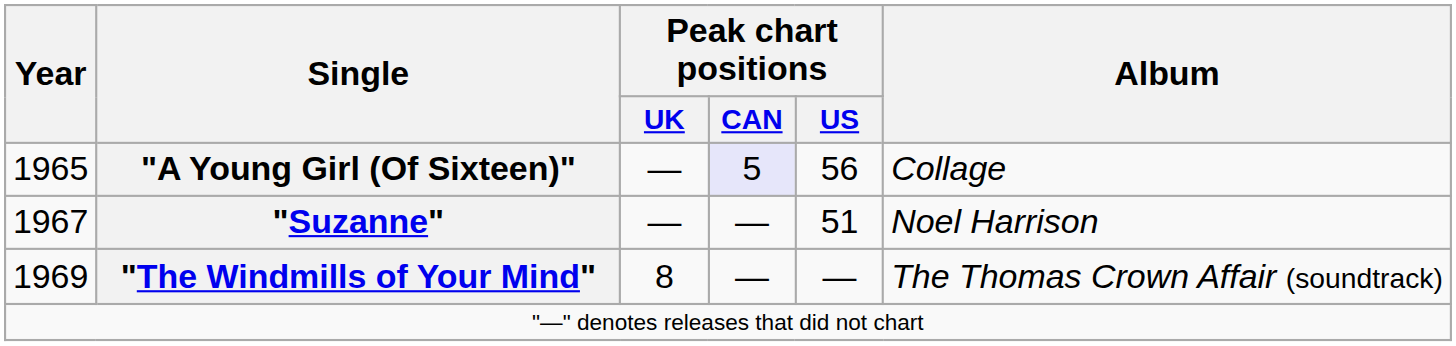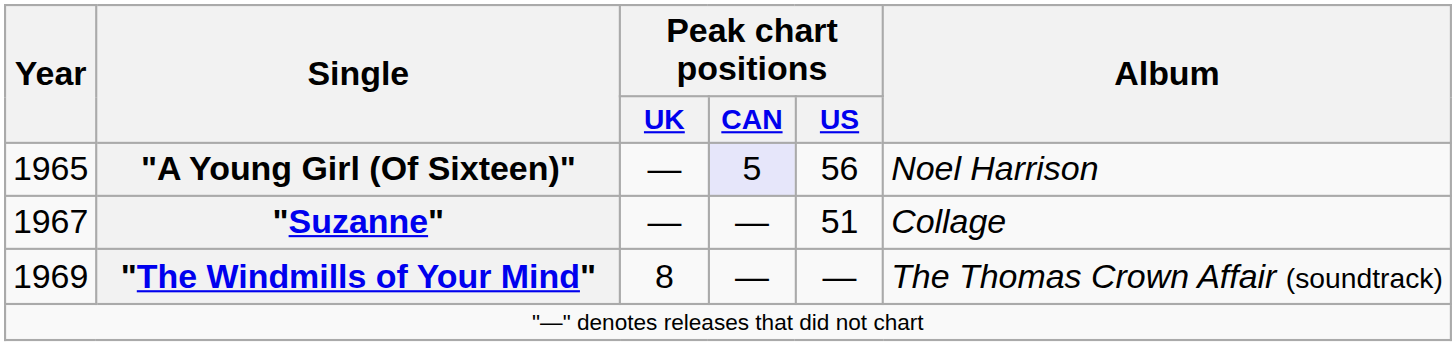(949, 168) Collage -> (995, 168) Noel Harrison
(995, 222) Noel Harrison -> (949, 222) Collage
